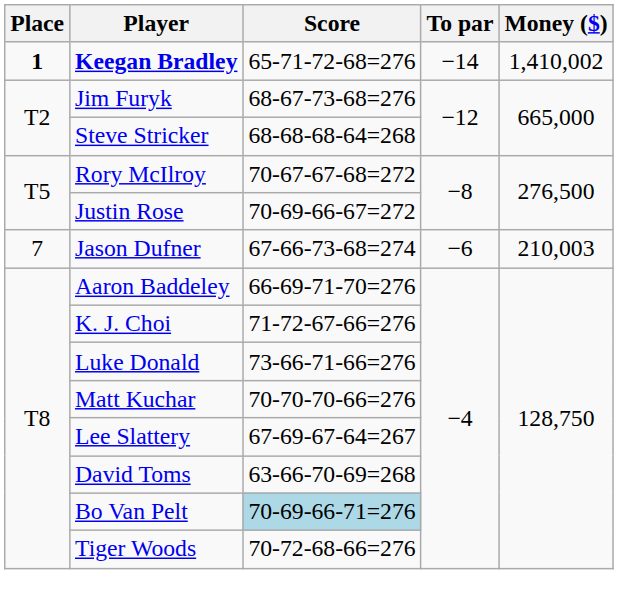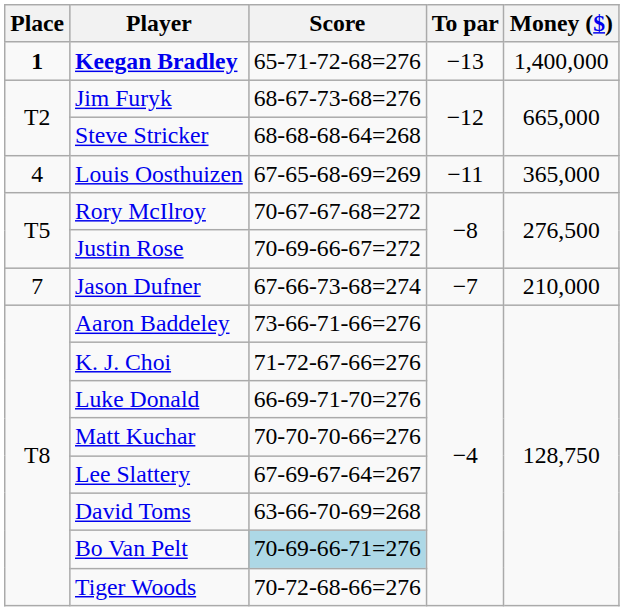(460, 60) −14 -> (465, 60) −13
(556, 60) 1,410,002 -> (561, 60) 1,400,000
+ row: (159, 173)
(460, 248) −6 -> (465, 286) −7
(556, 248) 210,003 -> (561, 286) 210,000
(332, 286) 66-69-71-70=276 -> (337, 323) 73-66-71-66=276
(332, 361) 73-66-71-66=276 -> (337, 398) 66-69-71-70=276
